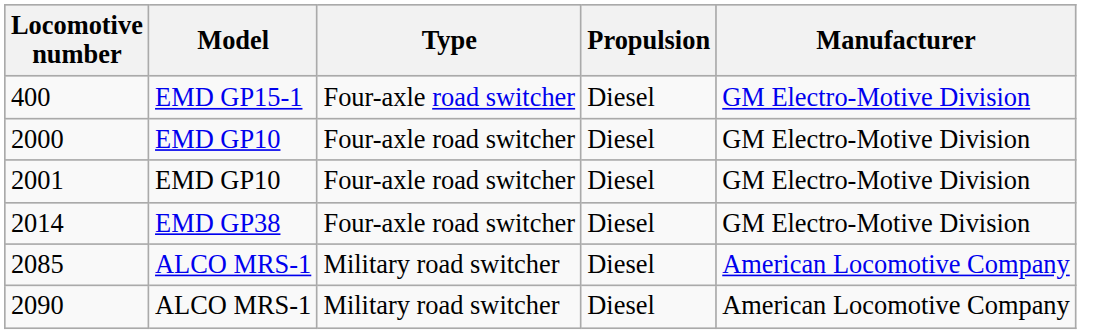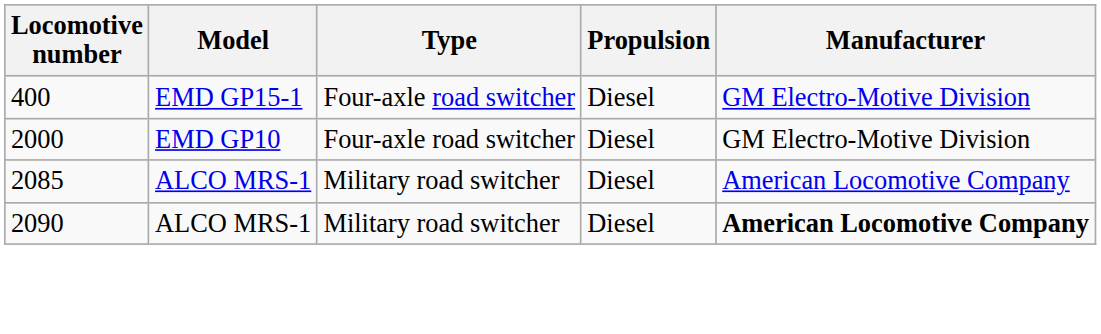- row: (37, 180)
- row: (37, 222)
(896, 306) normal -> (906, 222) bold
